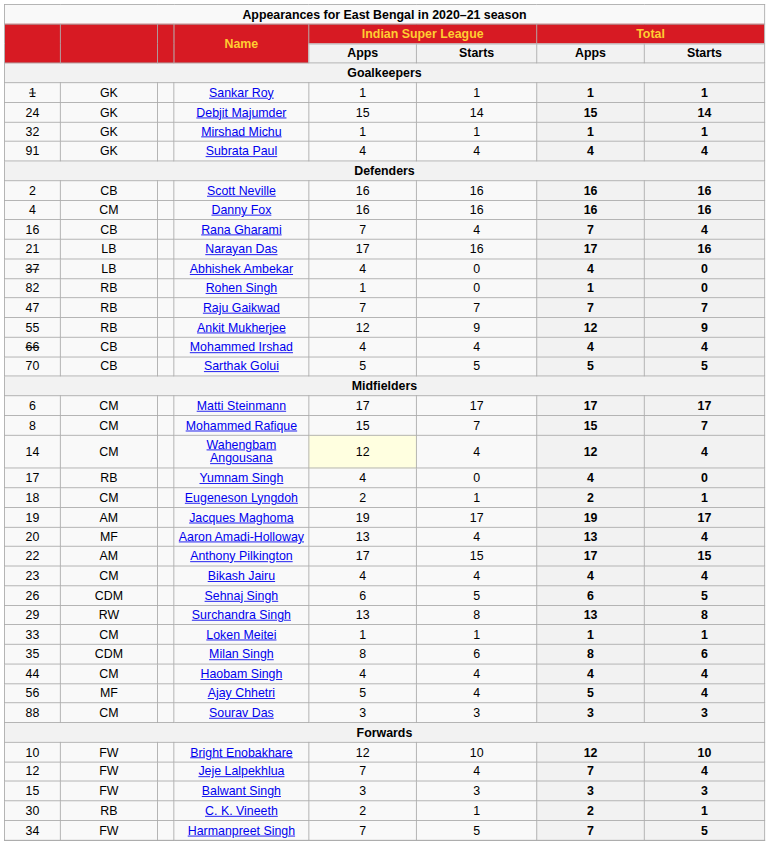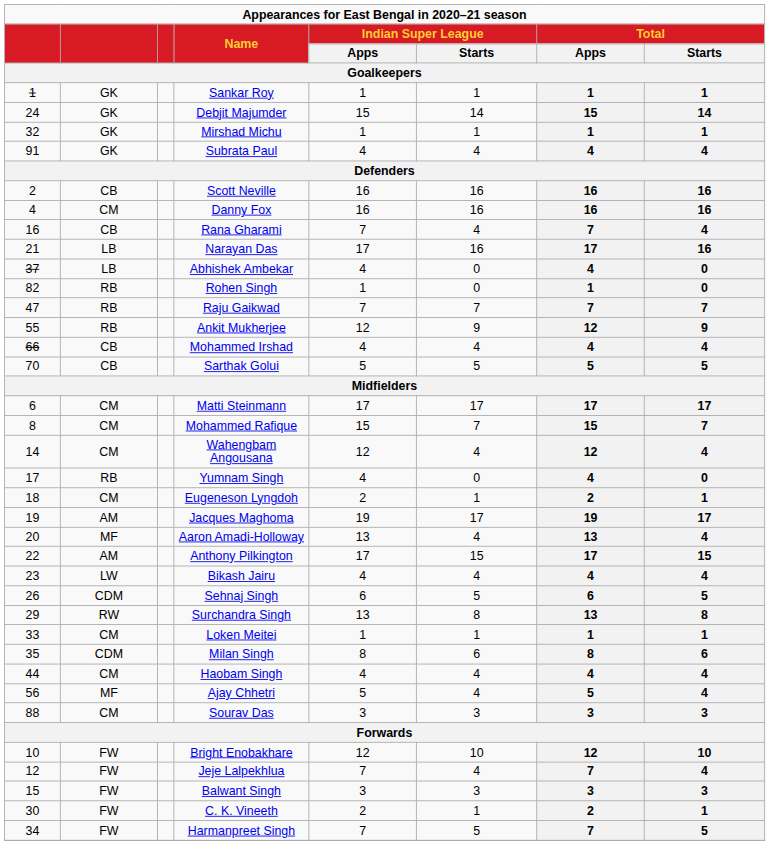(363, 452) lightyellow background -> (363, 452) no background
(109, 576) CM -> (109, 576) LW
(109, 811) RB -> (109, 811) FW
